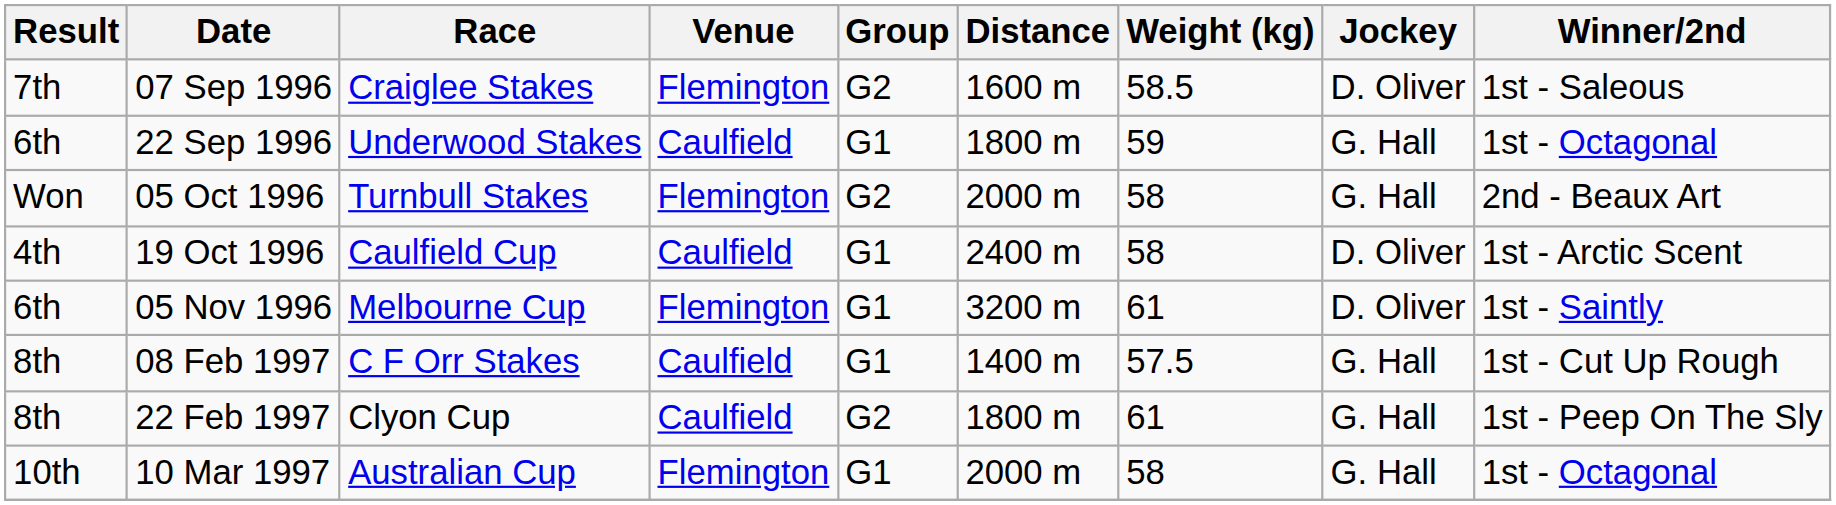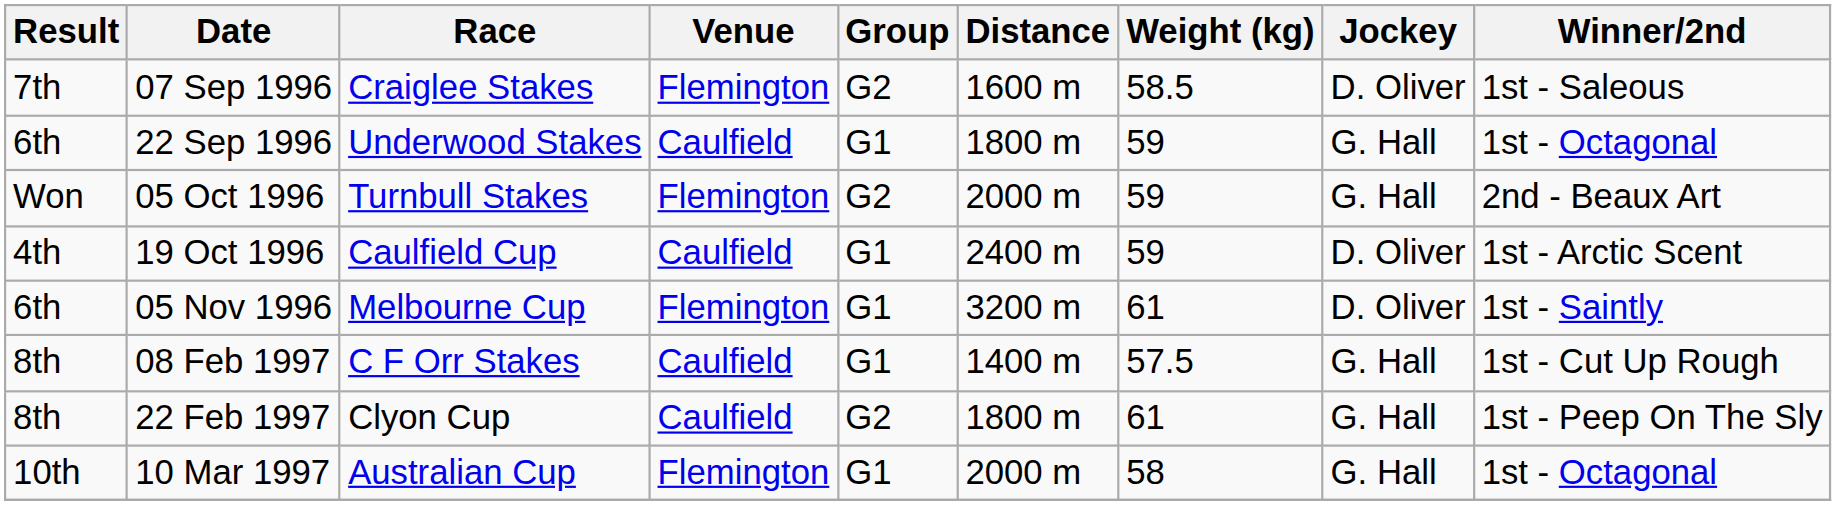(1146, 197) 58 -> (1146, 197) 59
(1146, 252) 58 -> (1146, 252) 59
